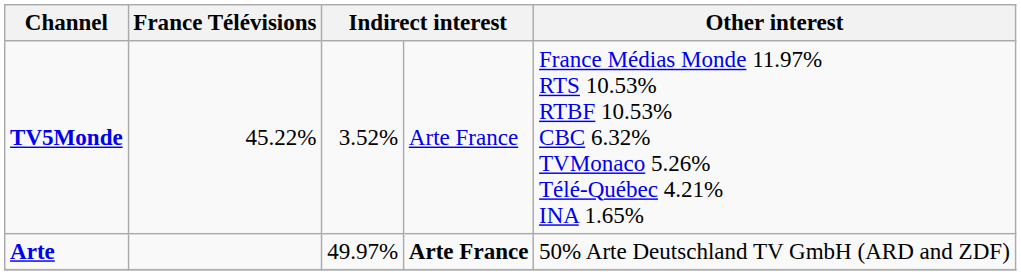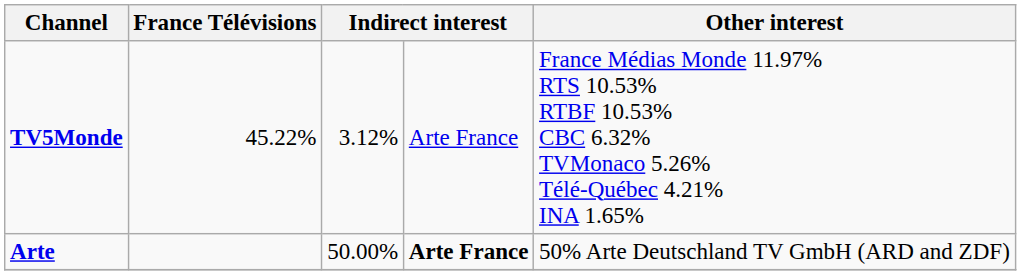(368, 137) 3.52% -> (368, 137) 3.12%
(363, 251) 49.97% -> (363, 251) 50.00%
